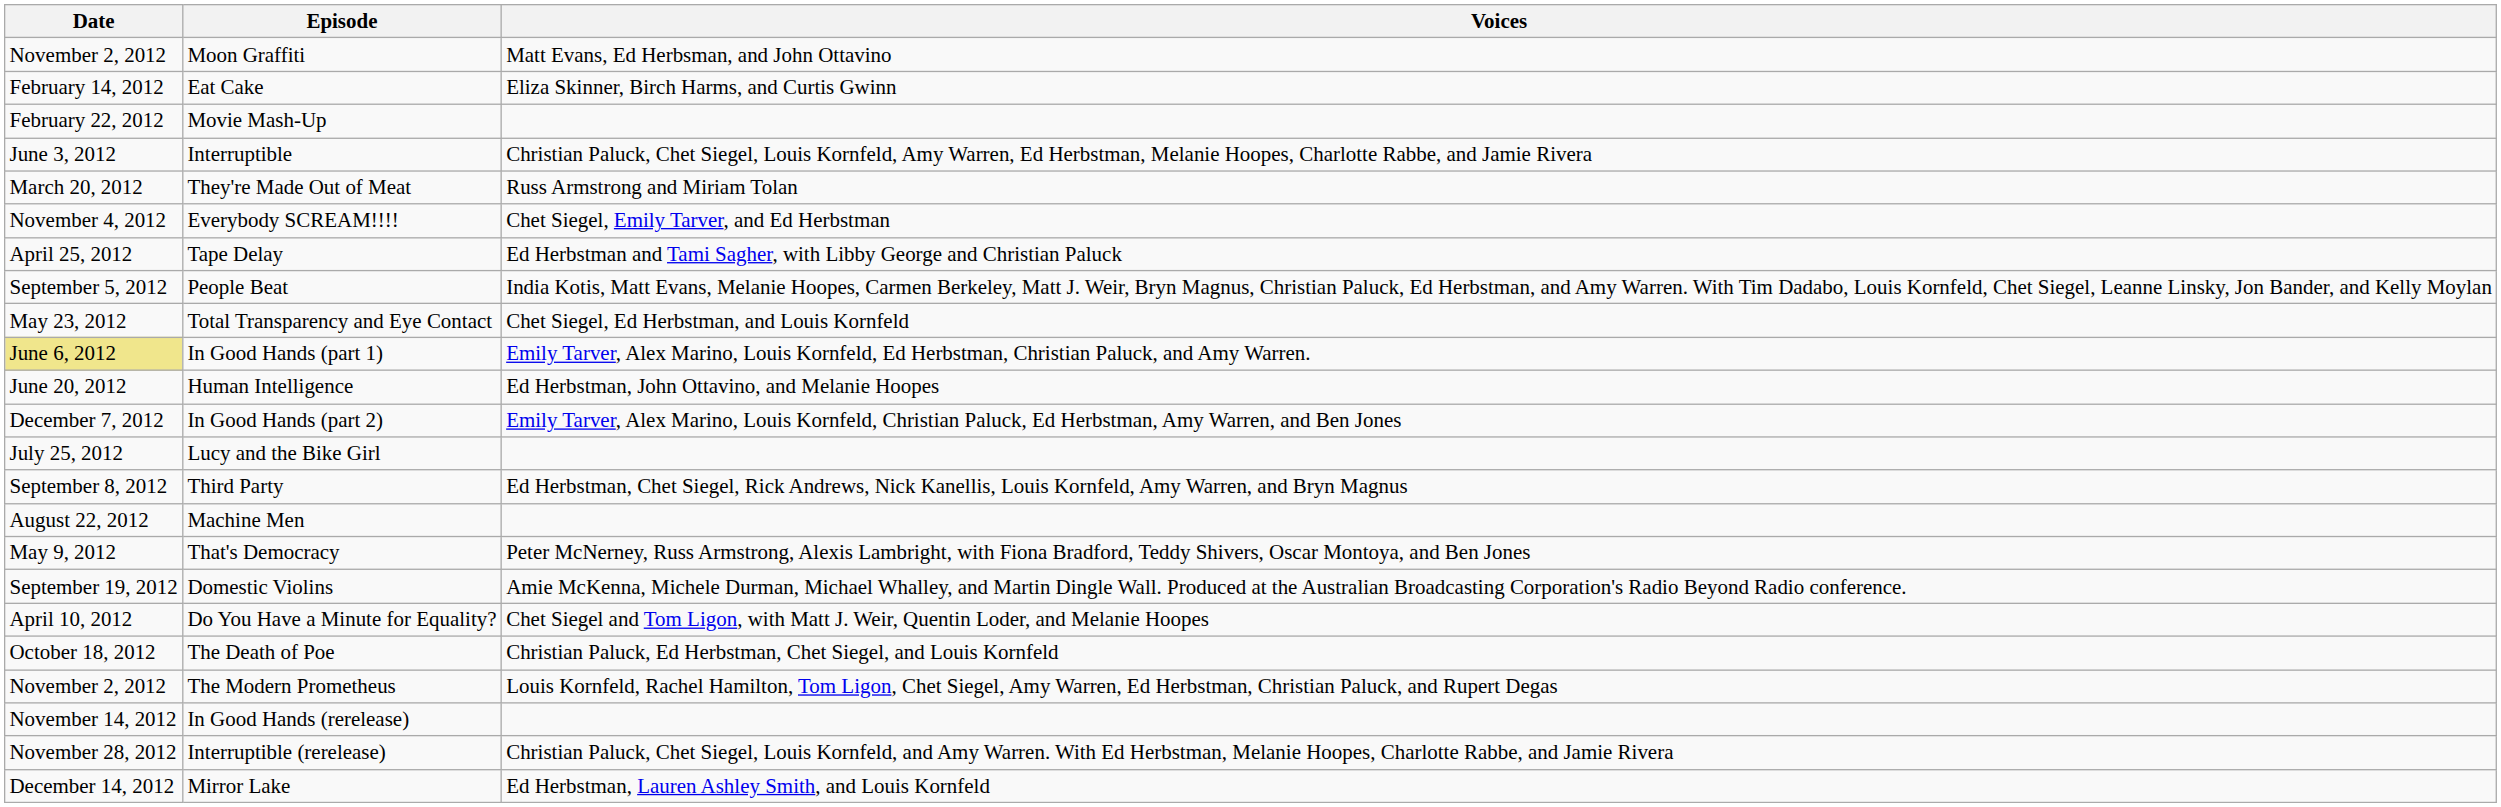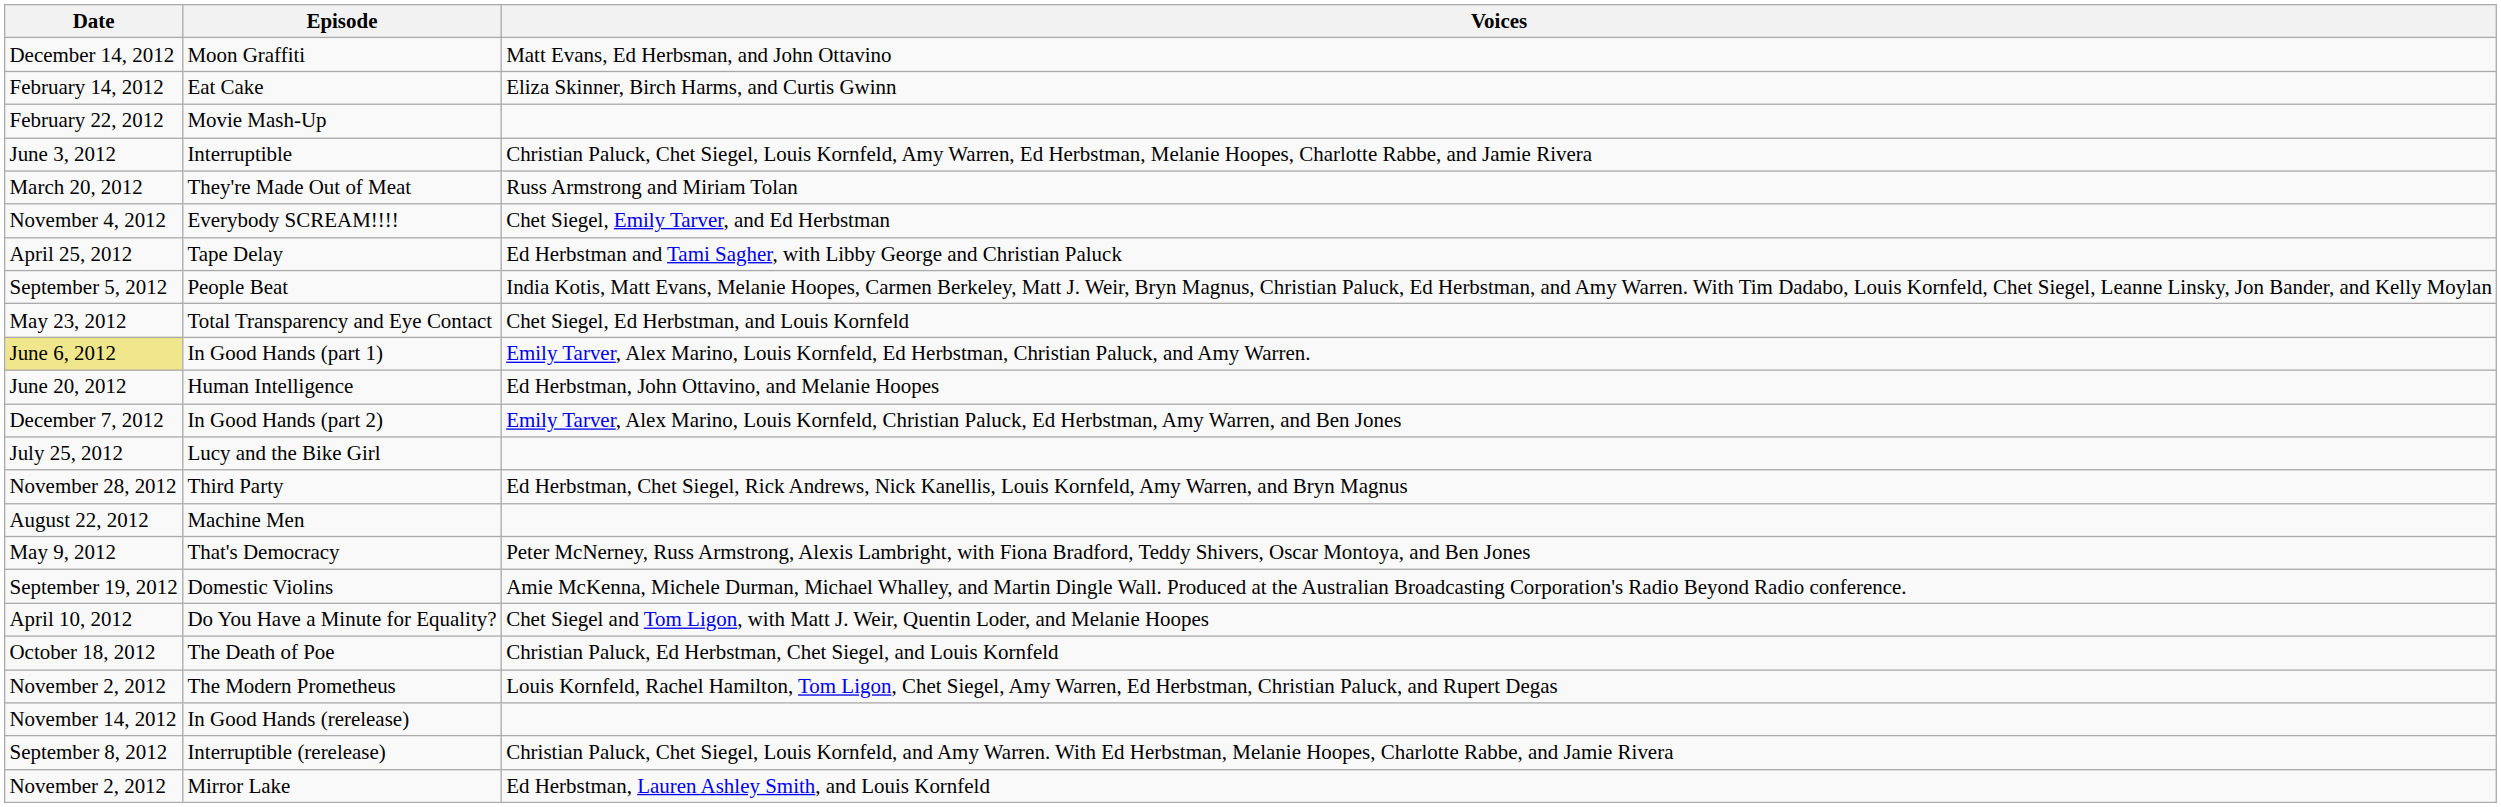(88, 54) November 2, 2012 -> (92, 54) December 14, 2012
(88, 486) September 8, 2012 -> (93, 486) November 28, 2012
(93, 752) November 28, 2012 -> (88, 752) September 8, 2012
(92, 785) December 14, 2012 -> (88, 785) November 2, 2012
